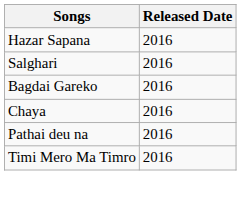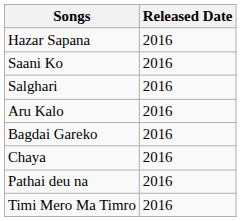+ row: (35, 63)
+ row: (36, 110)
